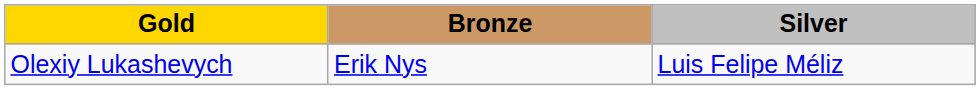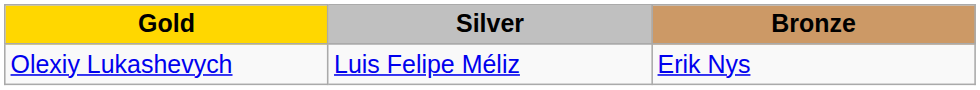columns swapped: (814, 24) <-> (490, 24)
